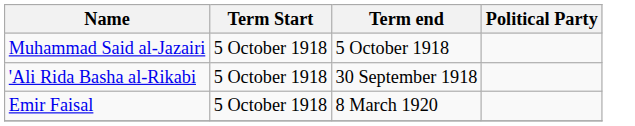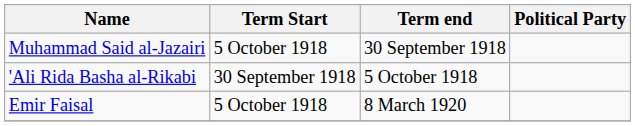(392, 47) 5 October 1918 -> (435, 47) 30 September 1918
(270, 76) 5 October 1918 -> (285, 76) 30 September 1918
(407, 76) 30 September 1918 -> (421, 76) 5 October 1918
